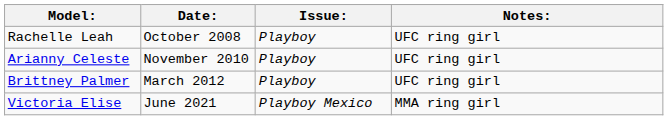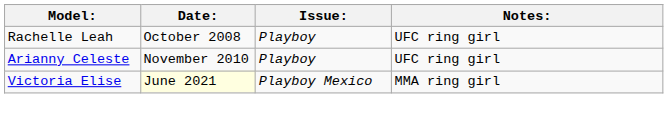- row: (69, 82)
(180, 104) no background -> (180, 82) lightyellow background
